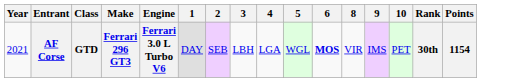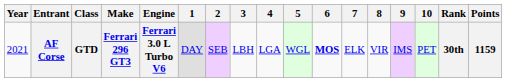+ column: (355, 13)
(460, 50) 1154 -> (485, 50) 1159
